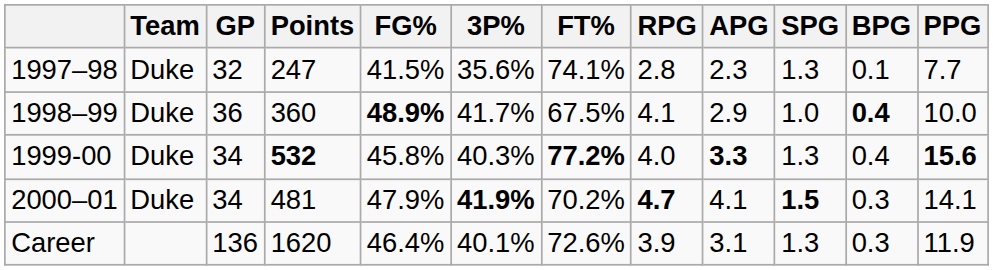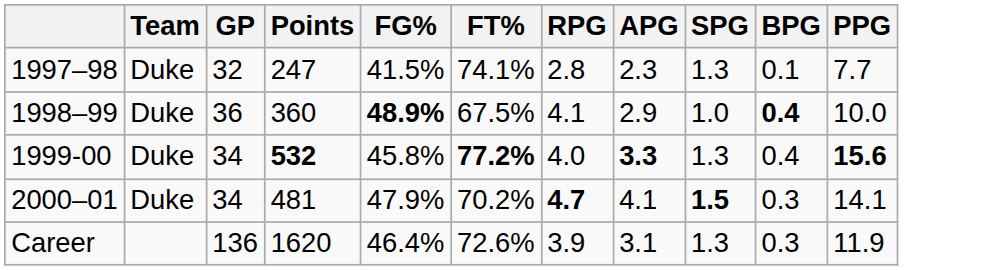- column: (496, 26)
